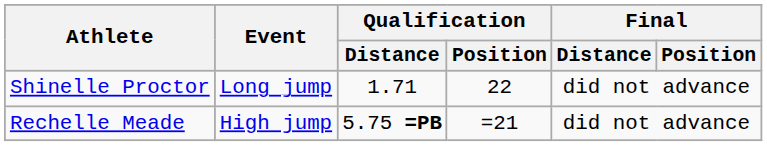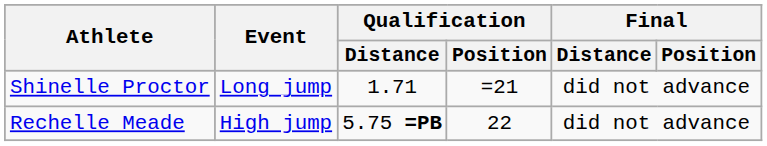(499, 88) 22 -> (499, 88) =21
(499, 123) =21 -> (499, 123) 22
